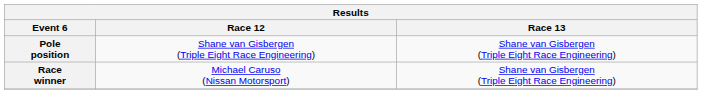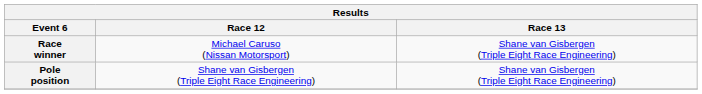rows swapped: (50, 49) <-> (50, 75)
